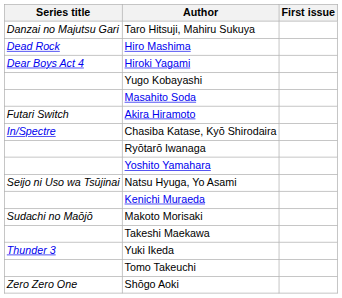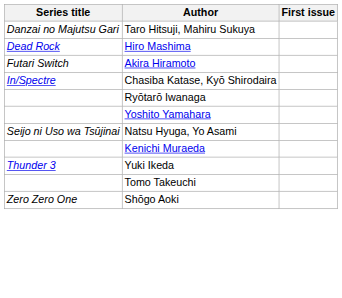- row: (157, 64)
- row: (163, 81)
- row: (160, 98)
- row: (164, 217)
- row: (167, 234)
